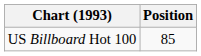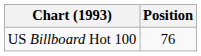(168, 39) 85 -> (168, 39) 76
